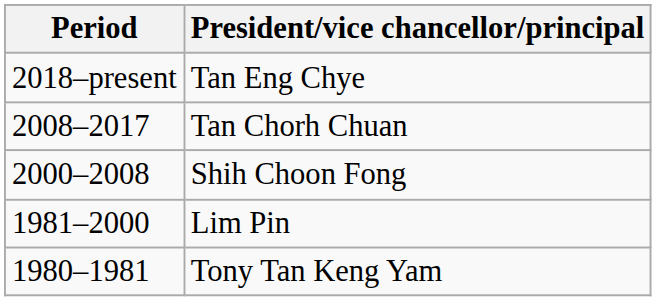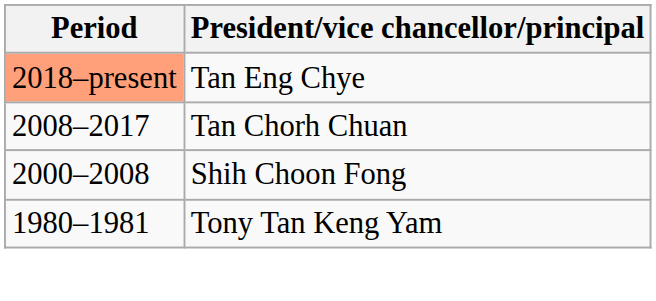(94, 77) no background -> (94, 77) lightsalmon background
- row: (240, 222)
